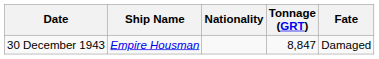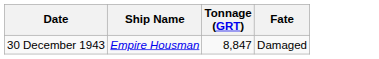- column: (234, 20)
